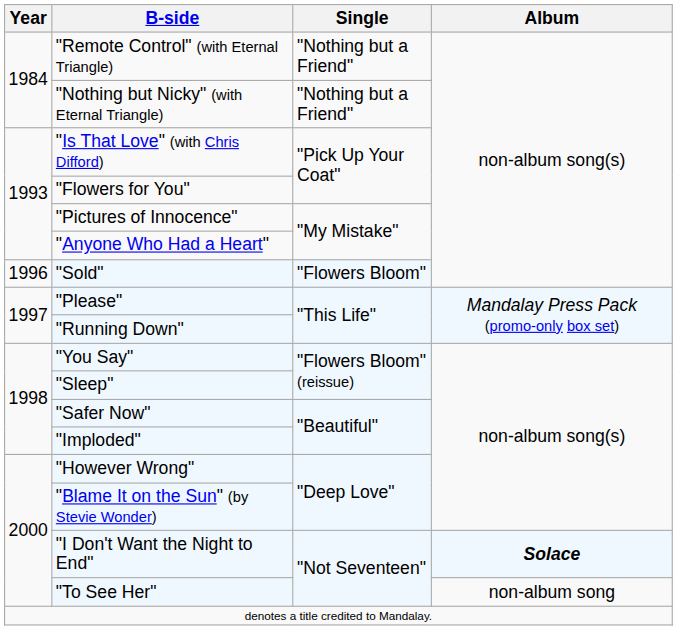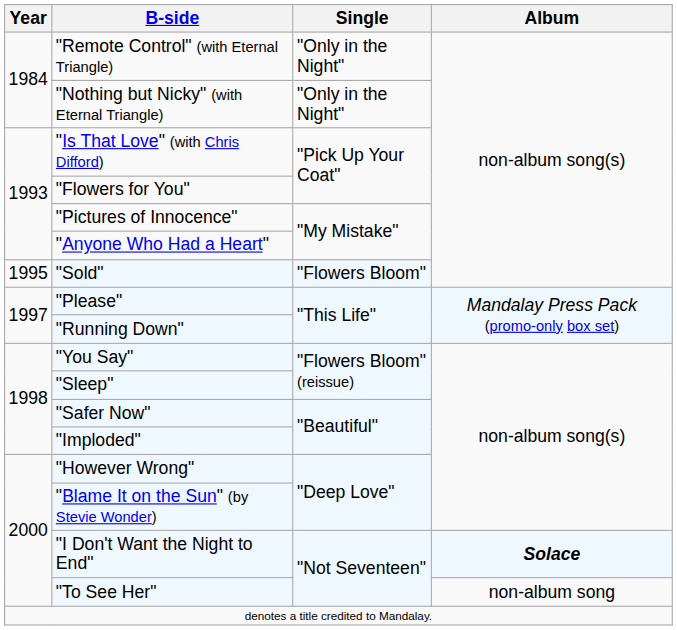(352, 56) "Nothing but a Friend" -> (342, 56) "Only in the Night"
(352, 103) "Nothing but a Friend" -> (342, 103) "Only in the Night"
(28, 273) 1996 -> (28, 273) 1995
